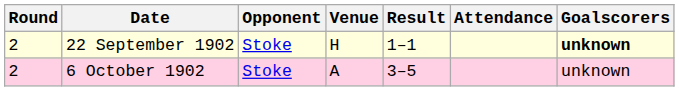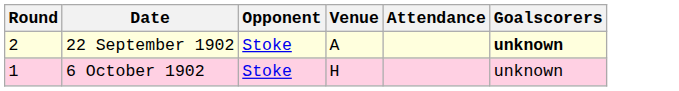- column: (417, 18)
(334, 45) H -> (334, 45) A
(14, 72) 2 -> (14, 72) 1
(334, 72) A -> (334, 72) H
